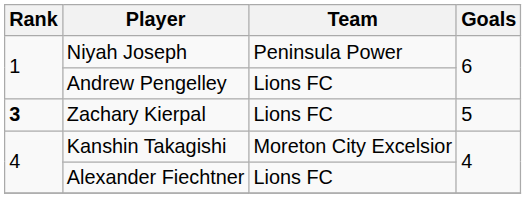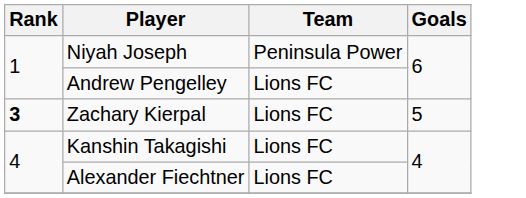(353, 146) Moreton City Excelsior -> (293, 146) Lions FC
